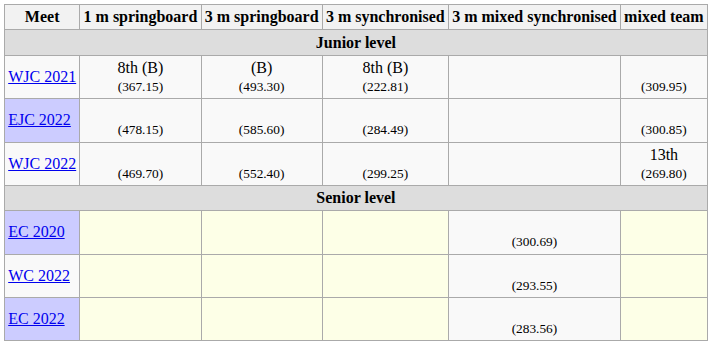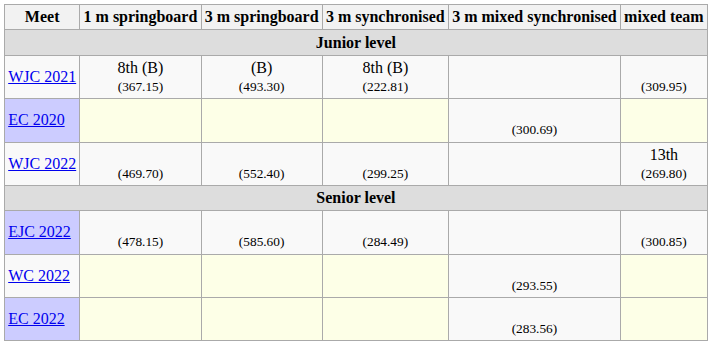rows swapped: (40, 120) <-> (36, 232)
